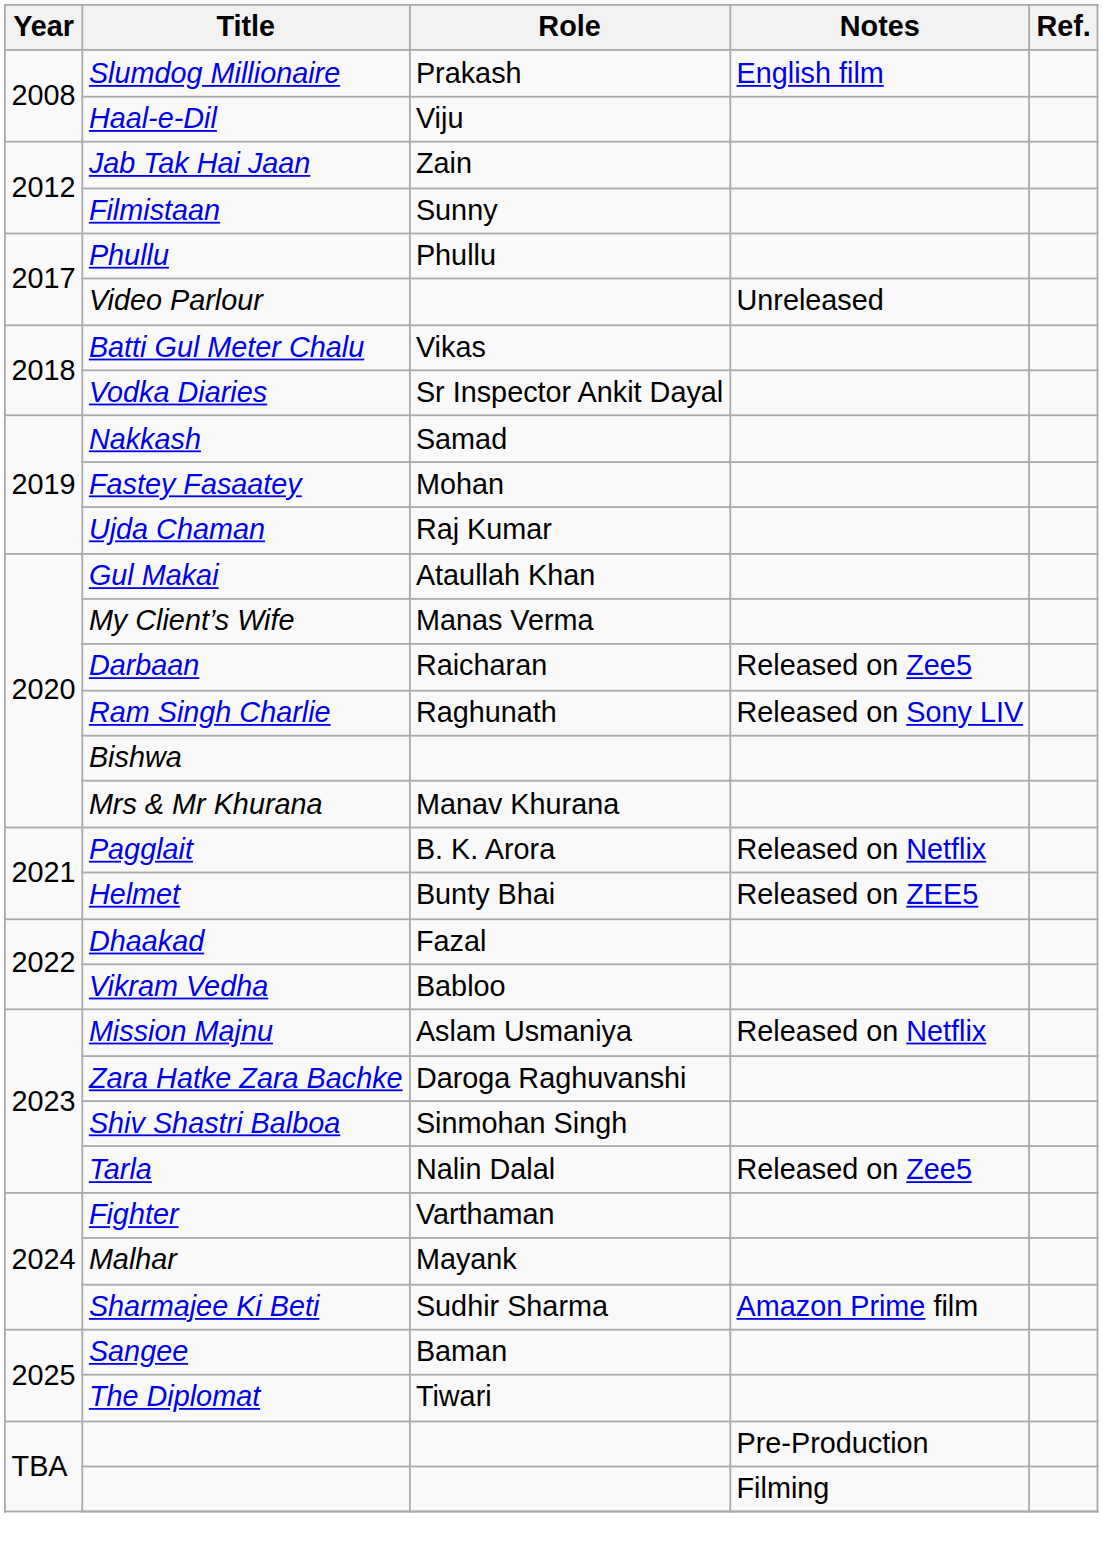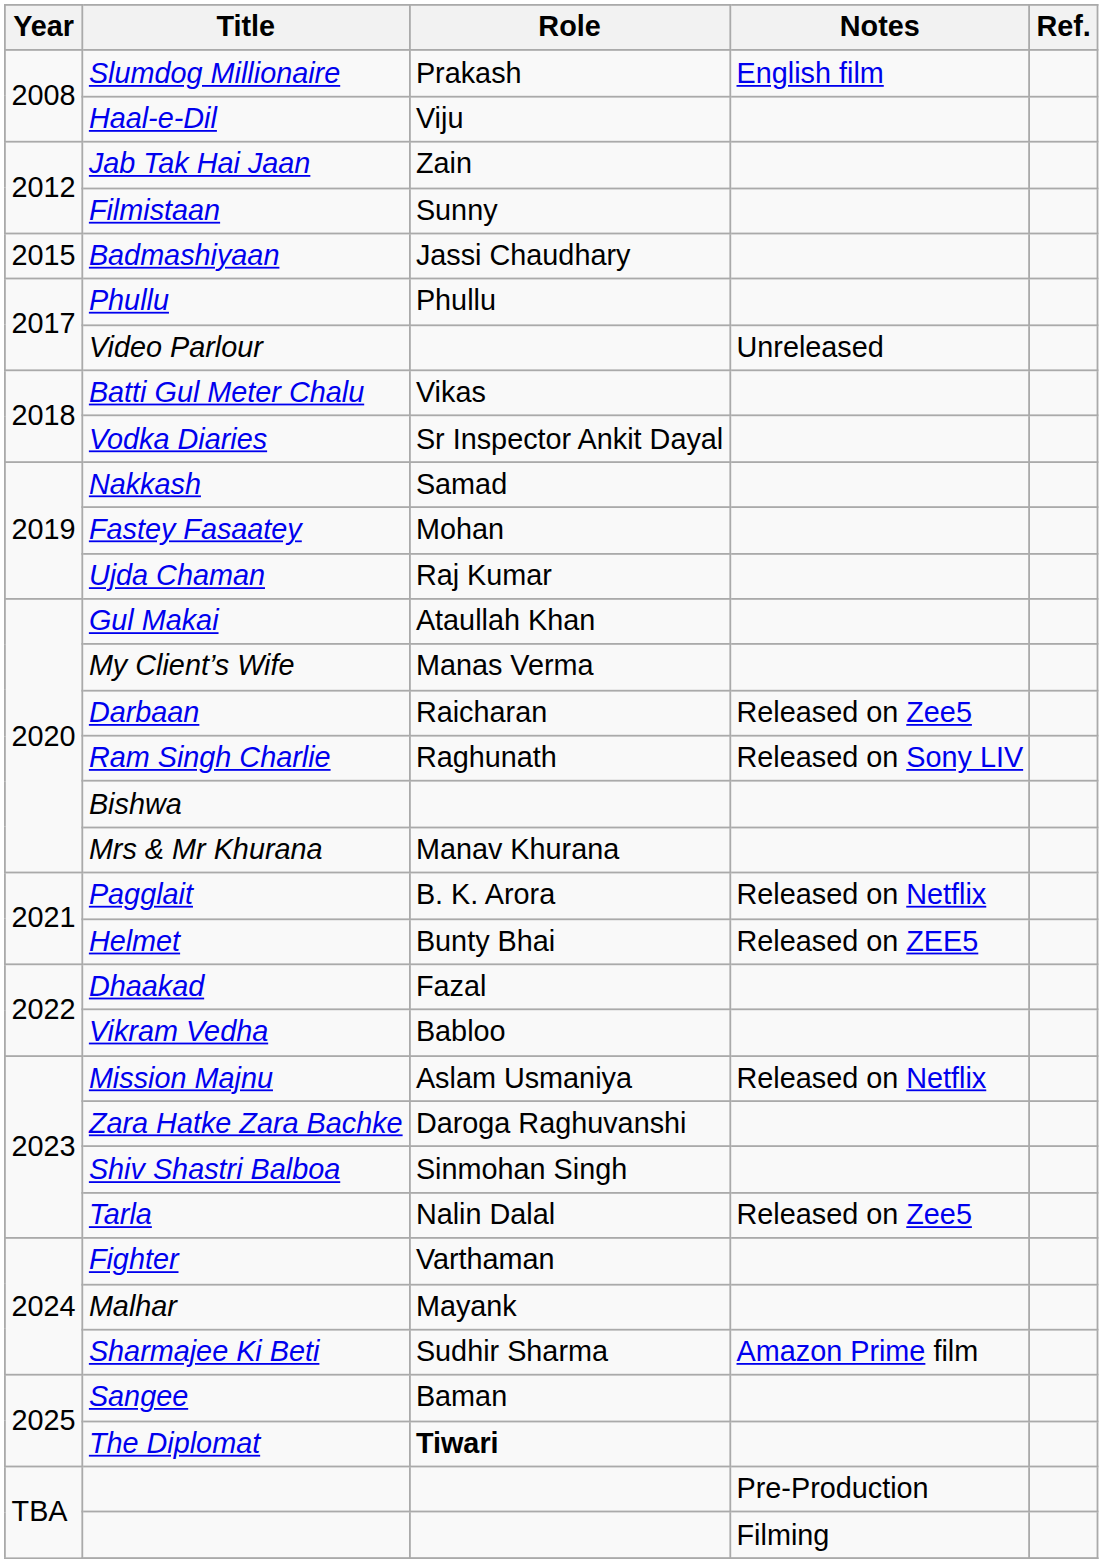+ row: (184, 255)
(454, 1397) normal -> (457, 1443) bold
